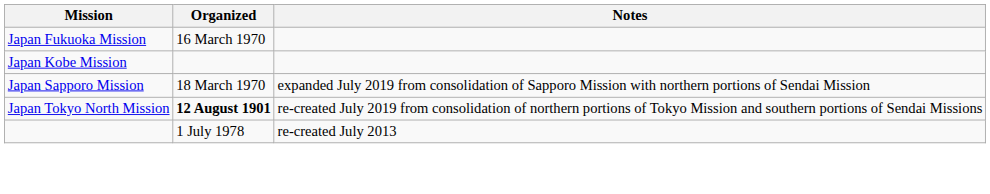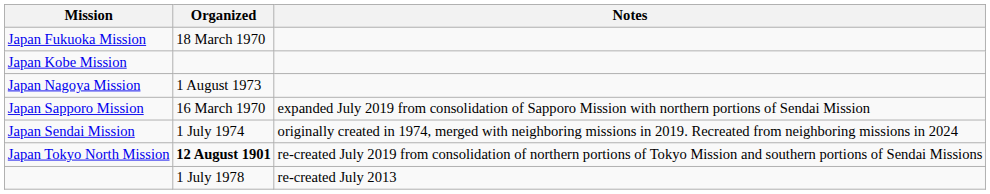(221, 39) 16 March 1970 -> (221, 39) 18 March 1970
+ row: (74, 85)
(221, 85) 18 March 1970 -> (221, 108) 16 March 1970
+ row: (71, 131)
